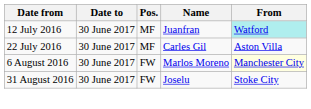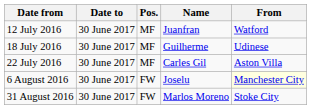(251, 29) paleturquoise background -> (251, 29) no background
+ row: (34, 46)
(196, 63) Marlos Moreno -> (176, 79) Joselu
(176, 79) Joselu -> (196, 96) Marlos Moreno
